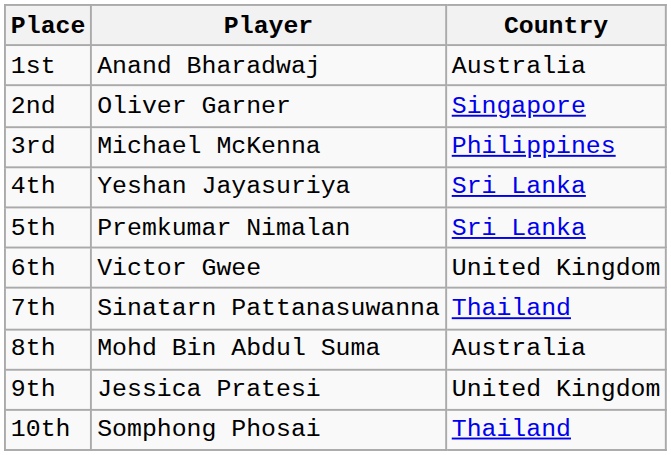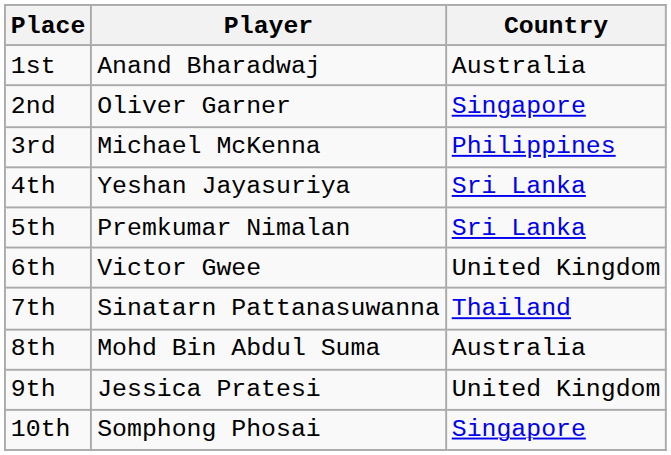(511, 430) Thailand -> (519, 430) Singapore
